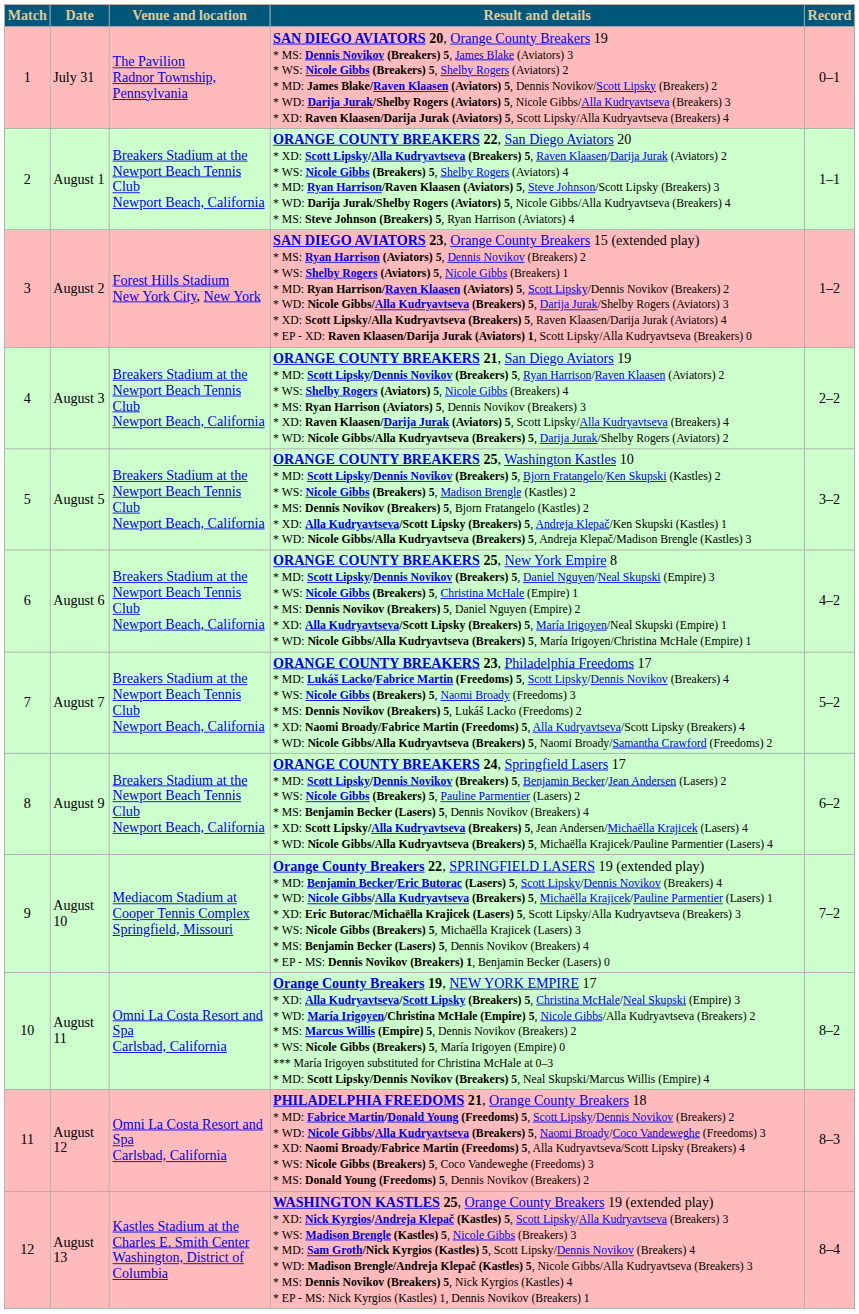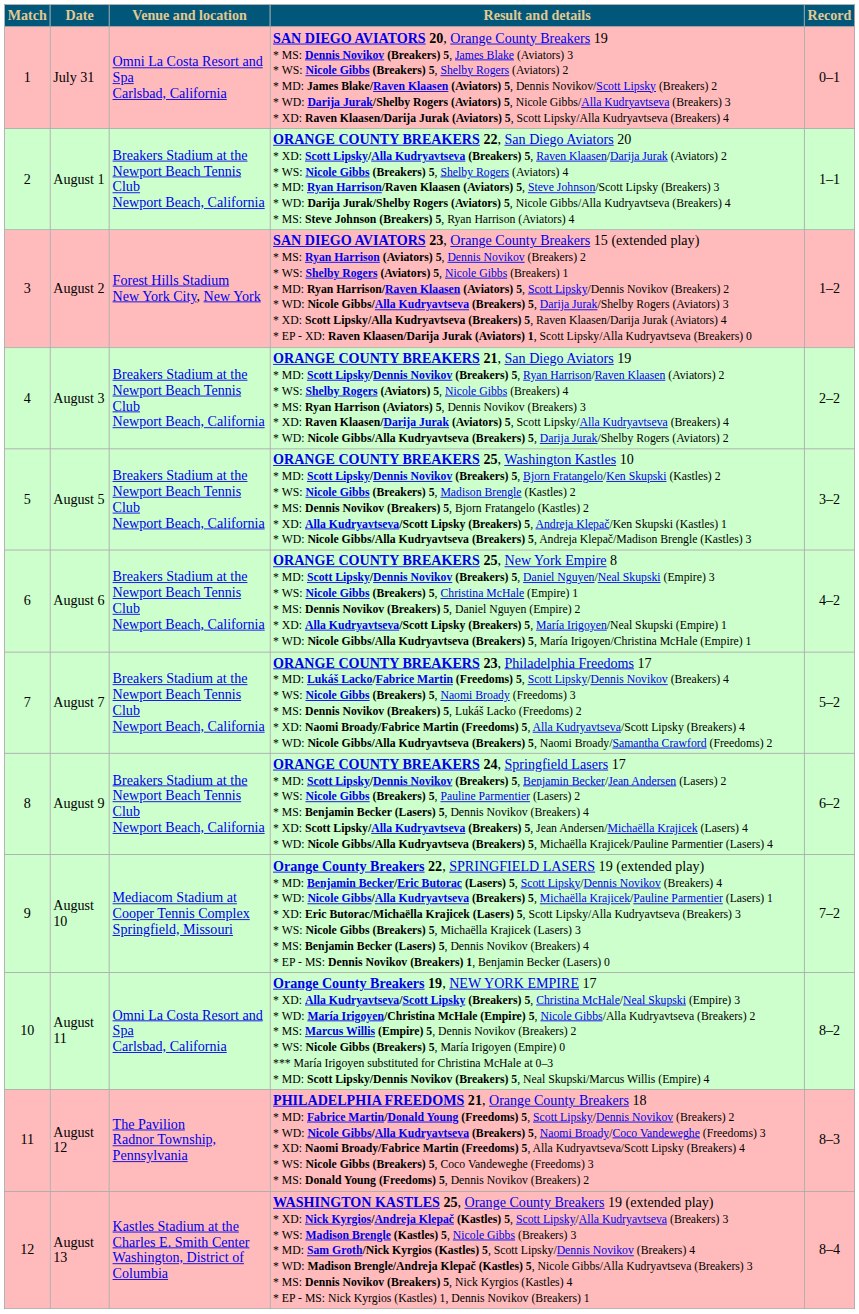(164, 77) The Pavilion Radnor Township, Pennsylvania -> (188, 77) Omni La Costa Resort and Spa Carlsbad, California
(188, 1140) Omni La Costa Resort and Spa Carlsbad, California -> (164, 1140) The Pavilion Radnor Township, Pennsylvania
